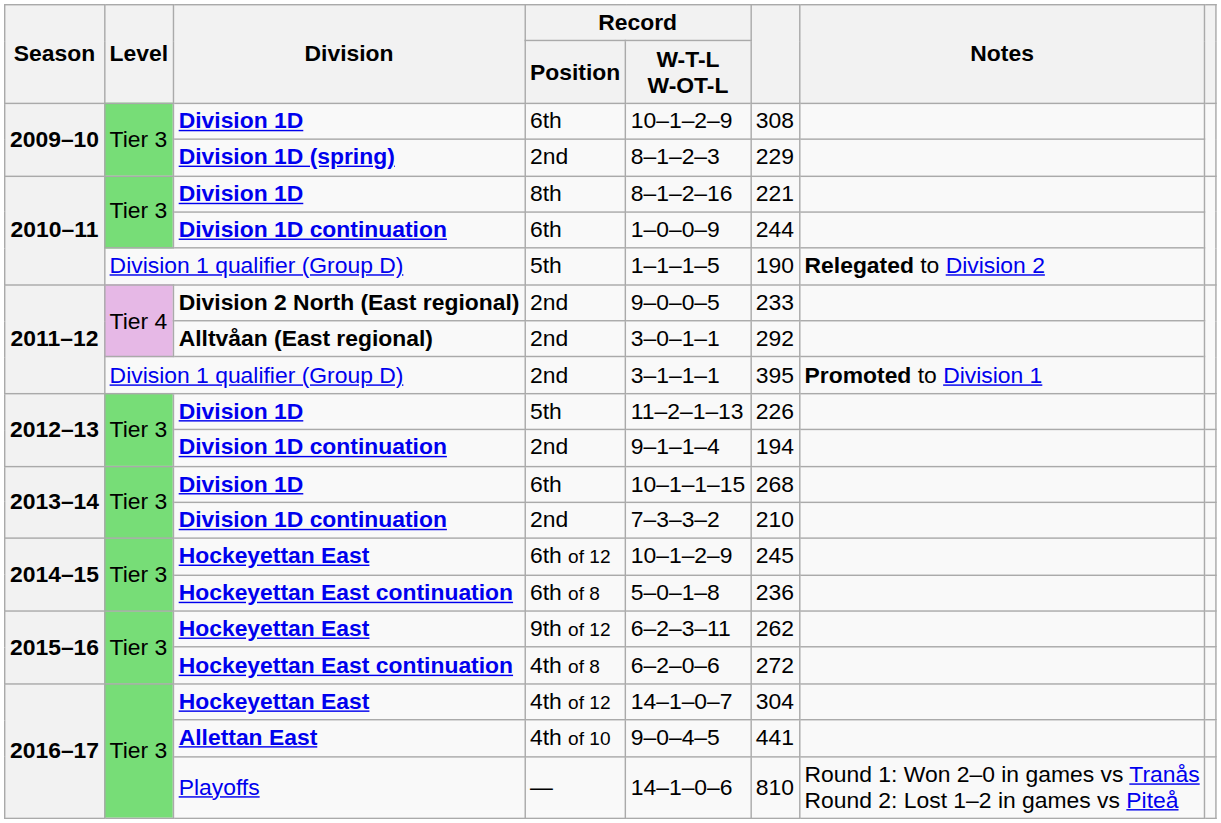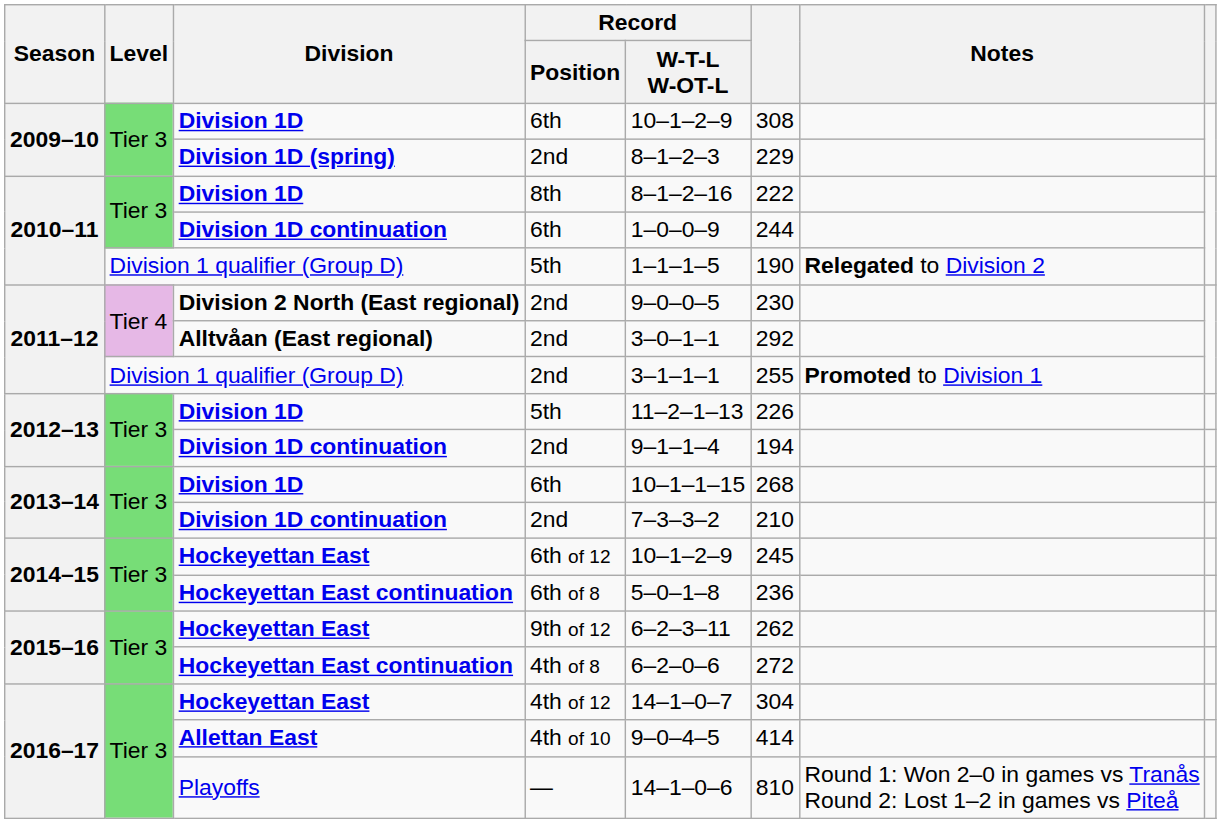(775, 193) 221 -> (775, 193) 222
(775, 302) 233 -> (775, 302) 230
(775, 374) 395 -> (775, 374) 255
(775, 737) 441 -> (775, 737) 414
